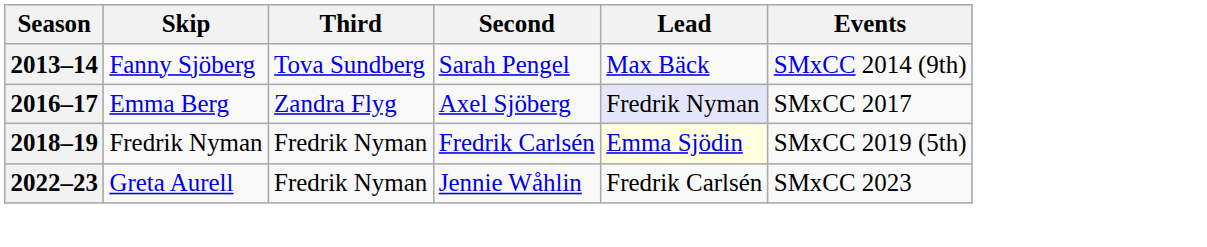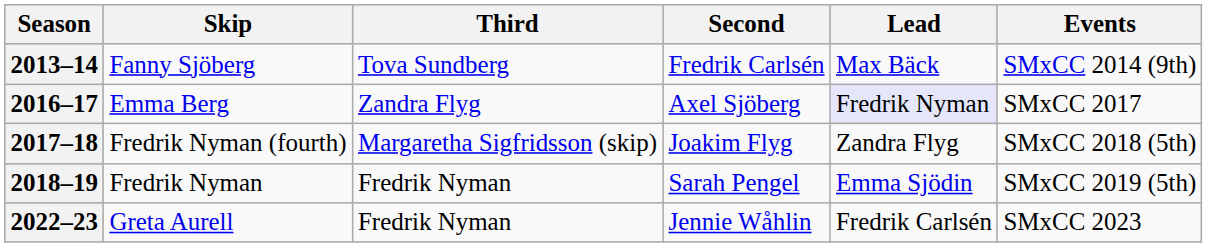(504, 63) Sarah Pengel -> (746, 63) Fredrik Carlsén
+ row: (54, 143)
(517, 143) Fredrik Carlsén -> (734, 182) Sarah Pengel
(675, 143) lightyellow background -> (904, 182) no background
